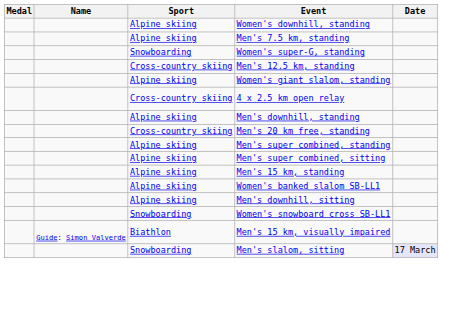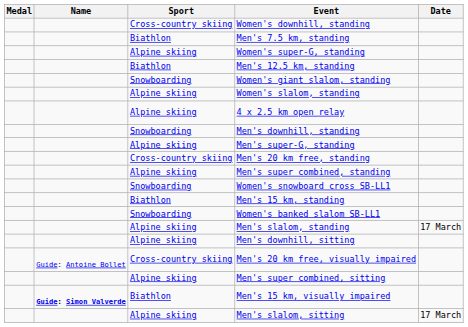(163, 25) Alpine skiing -> (181, 25) Cross-country skiing
(163, 39) Alpine skiing -> (150, 39) Biathlon
(161, 53) Snowboarding -> (163, 53) Alpine skiing
(181, 67) Cross-country skiing -> (150, 67) Biathlon
(163, 80) Alpine skiing -> (161, 80) Snowboarding
+ row: (298, 94)
(181, 99) Cross-country skiing -> (163, 113) Alpine skiing
(163, 118) Alpine skiing -> (161, 131) Snowboarding
+ row: (296, 145)
rows swapped: (311, 159) <-> (314, 214)
(163, 173) Alpine skiing -> (150, 200) Biathlon
(163, 186) Alpine skiing -> (161, 214) Snowboarding
+ row: (293, 228)
+ row: (326, 260)
(81, 237) normal -> (81, 302) bold
(161, 251) Snowboarding -> (163, 316) Alpine skiing
(415, 251) lavender background -> (441, 316) no background
